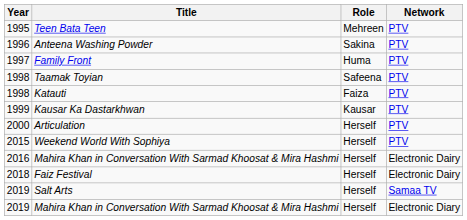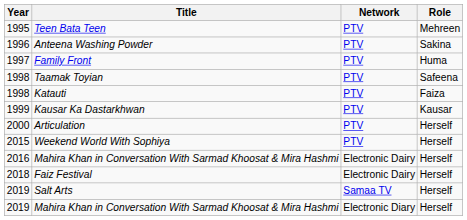columns swapped: (364, 12) <-> (424, 12)
